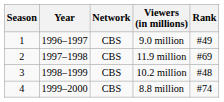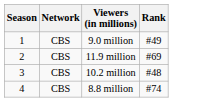- column: (65, 18)
